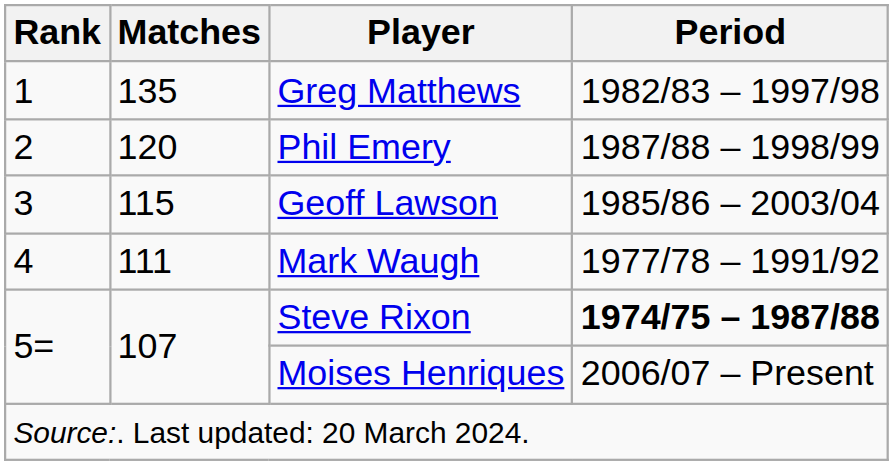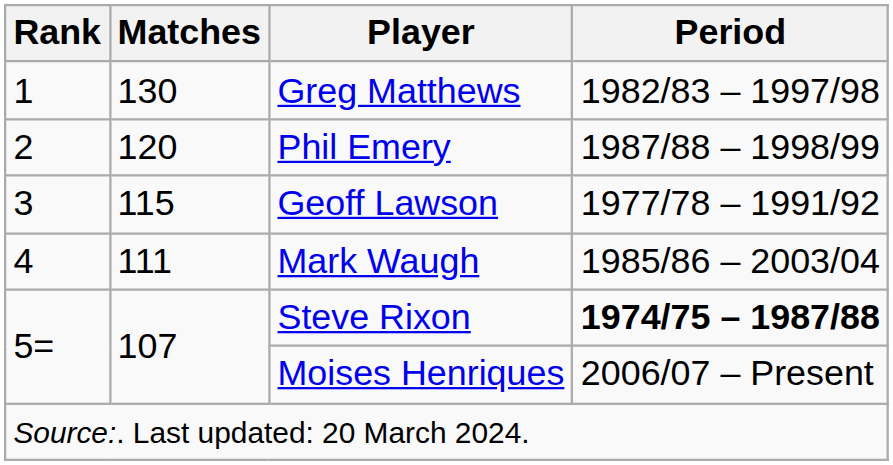(147, 89) 135 -> (147, 89) 130
(730, 203) 1985/86 – 2003/04 -> (730, 203) 1977/78 – 1991/92
(730, 260) 1977/78 – 1991/92 -> (730, 260) 1985/86 – 2003/04
